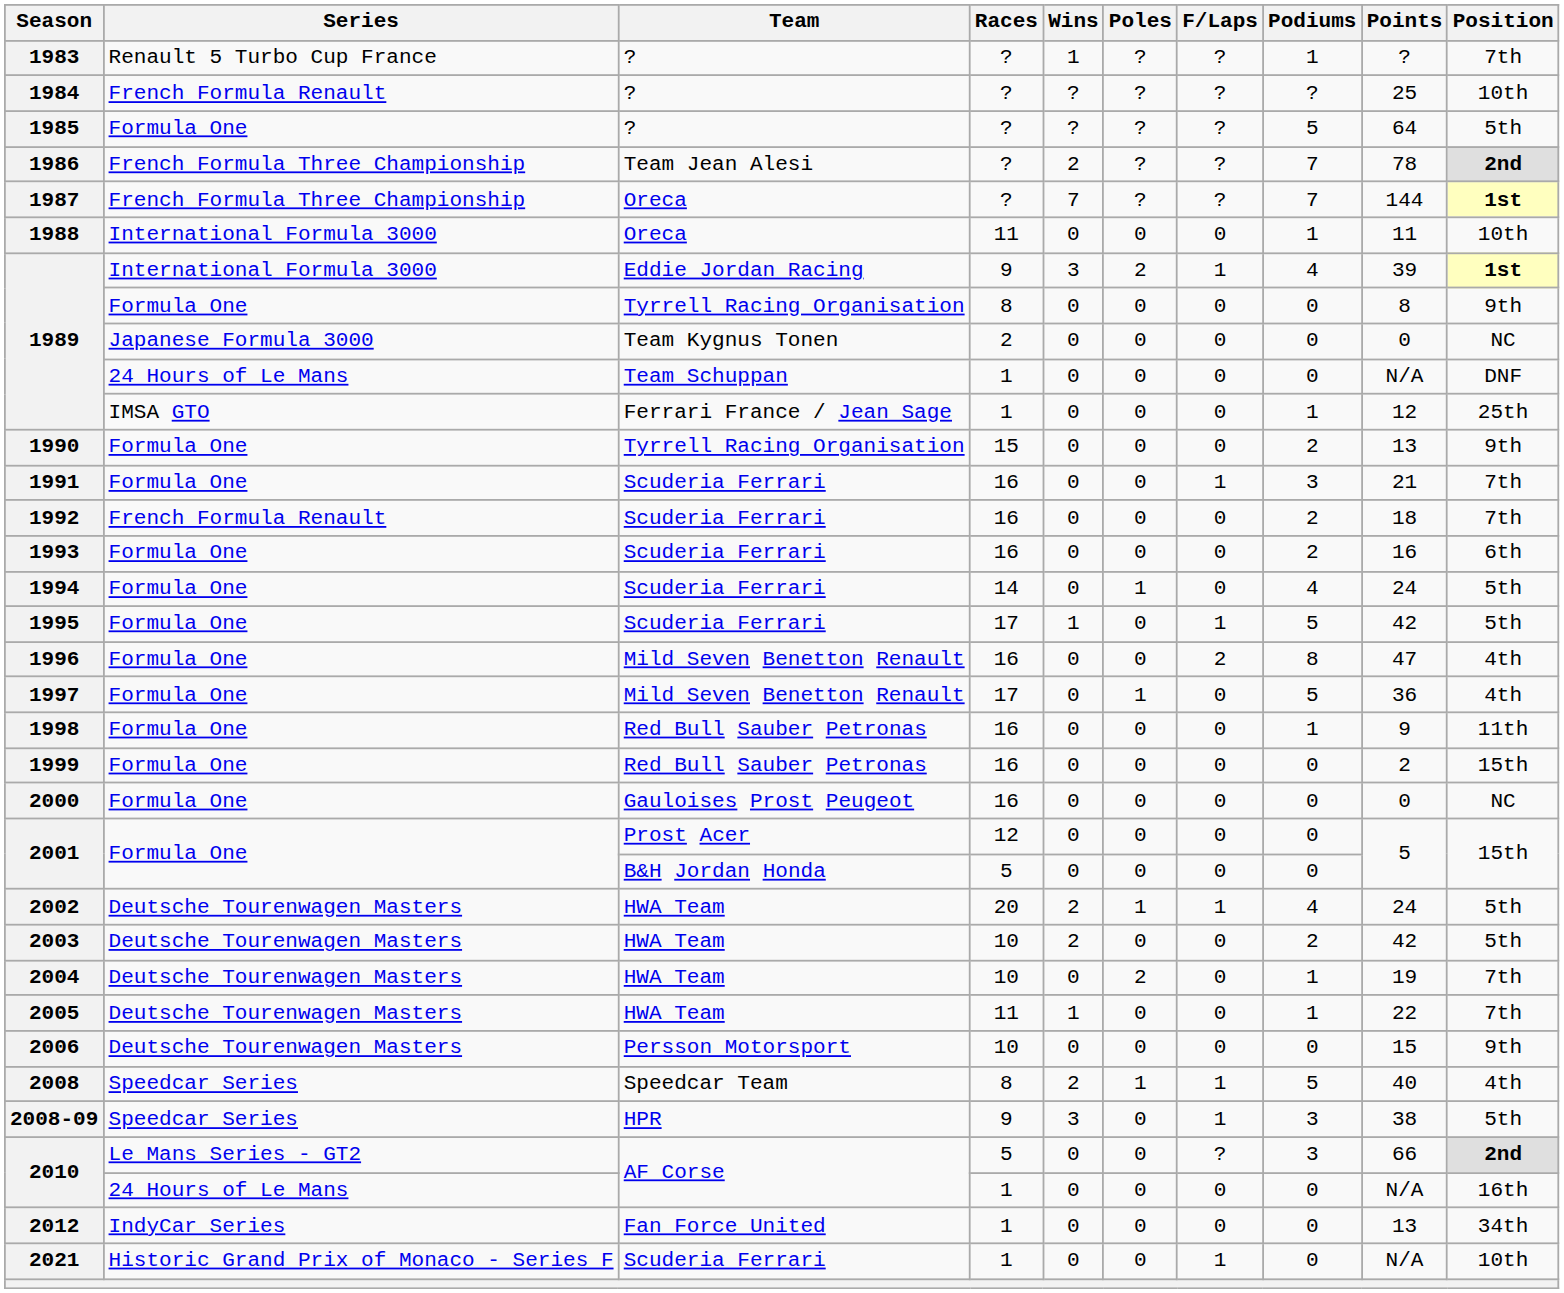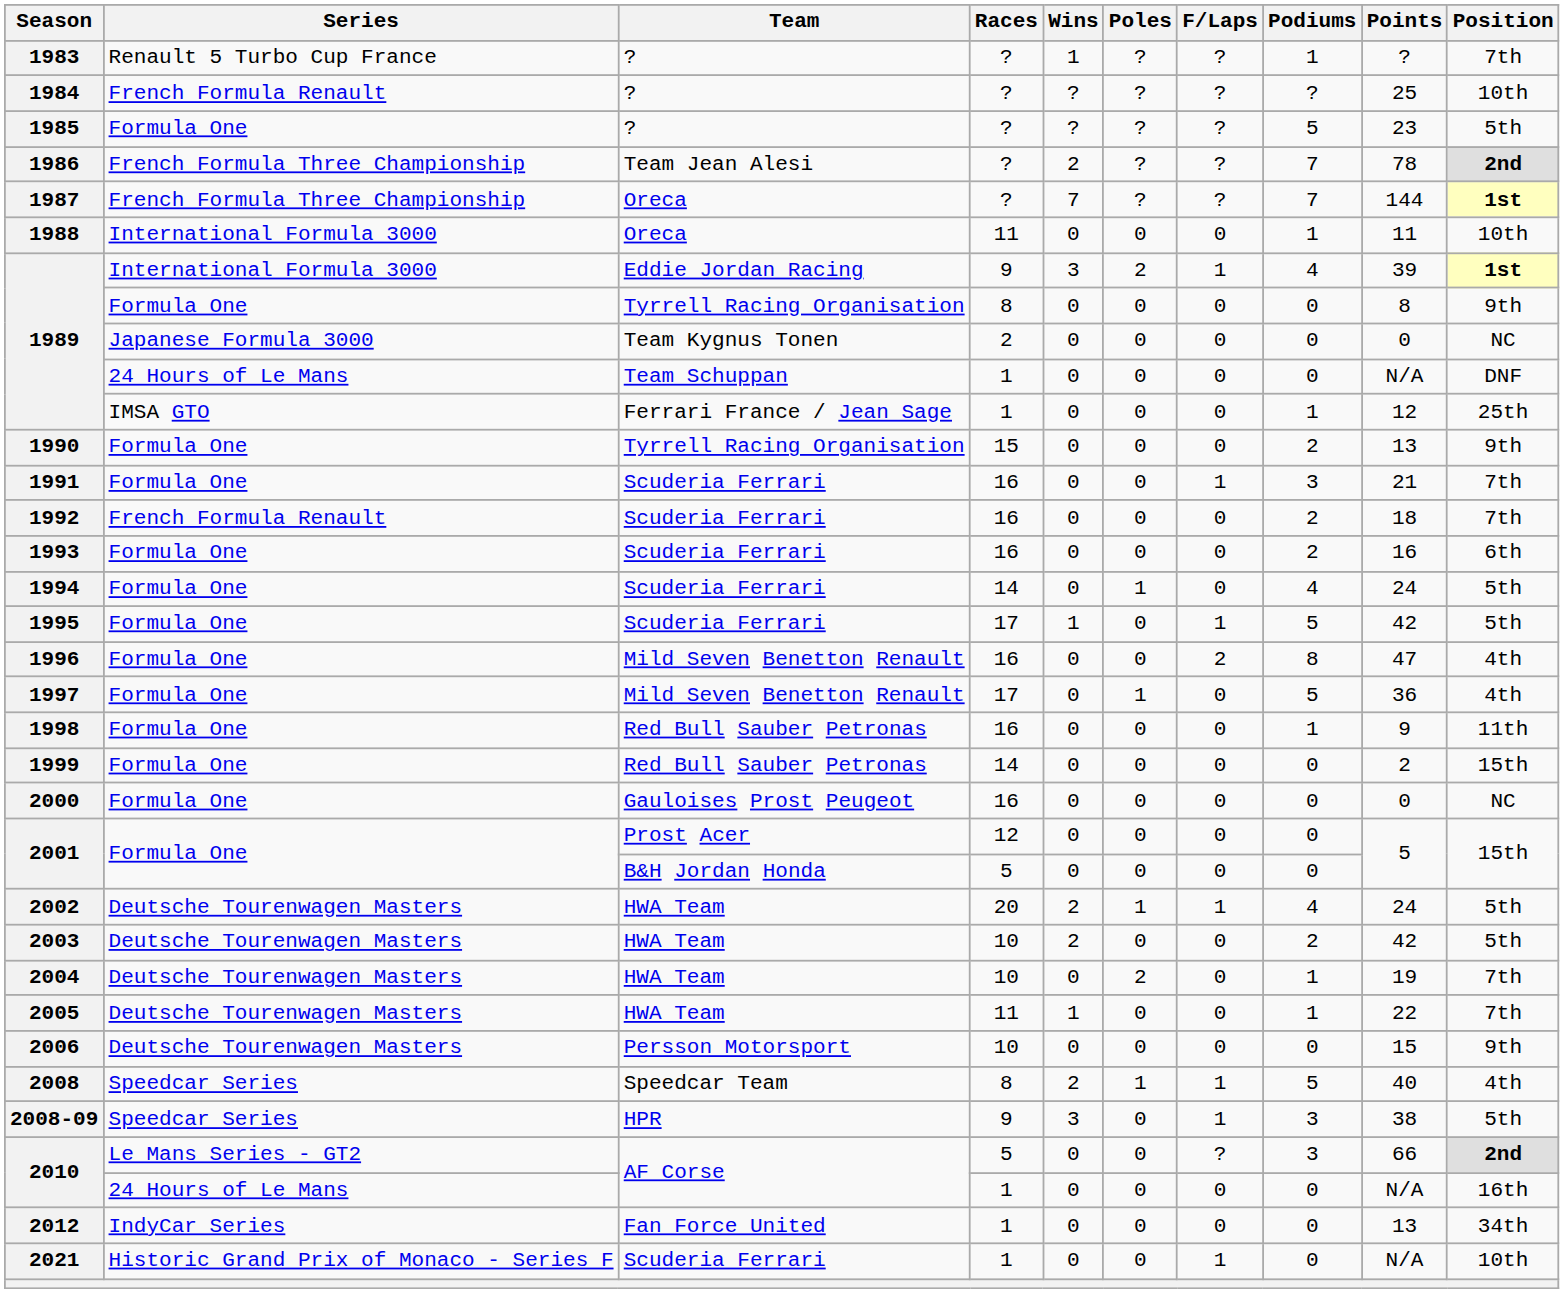(1405, 128) 64 -> (1405, 128) 23
(1006, 765) 16 -> (1006, 765) 14
